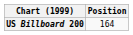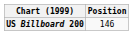(107, 24) 164 -> (107, 24) 146
